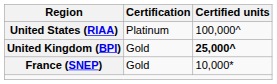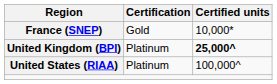rows swapped: (64, 65) <-> (64, 30)
(138, 48) Gold -> (148, 48) Platinum
